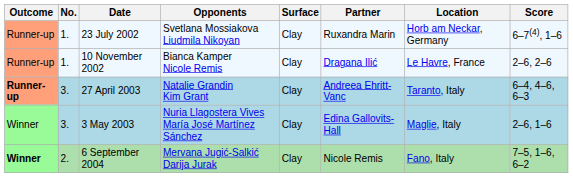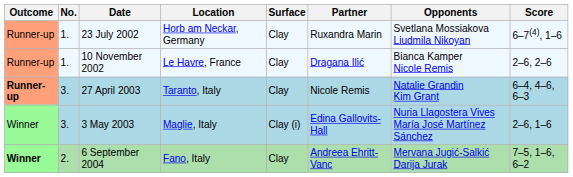columns swapped: (457, 12) <-> (220, 12)
(357, 90) Andreea Ehritt-Vanc -> (340, 90) Nicole Remis
(292, 124) Clay -> (284, 124) Clay (i)
(353, 158) Nicole Remis -> (344, 158) Andreea Ehritt-Vanc
